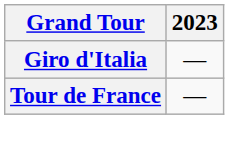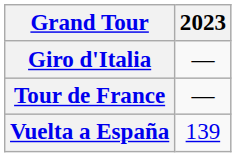+ row: (90, 132)
